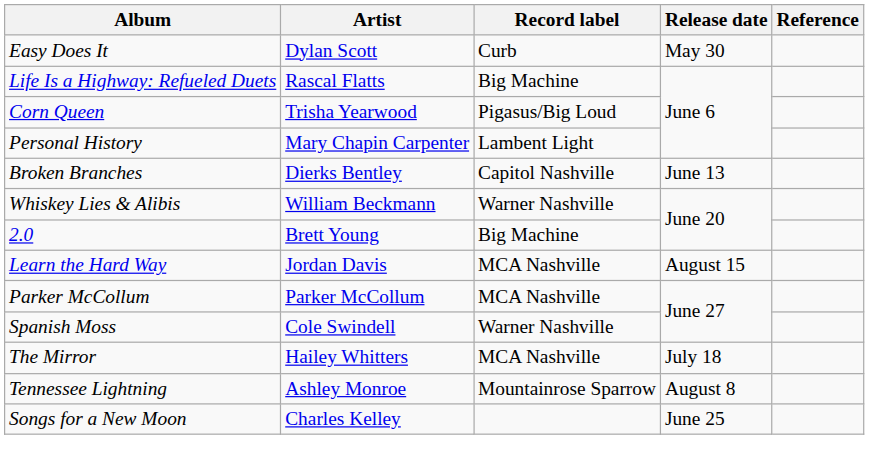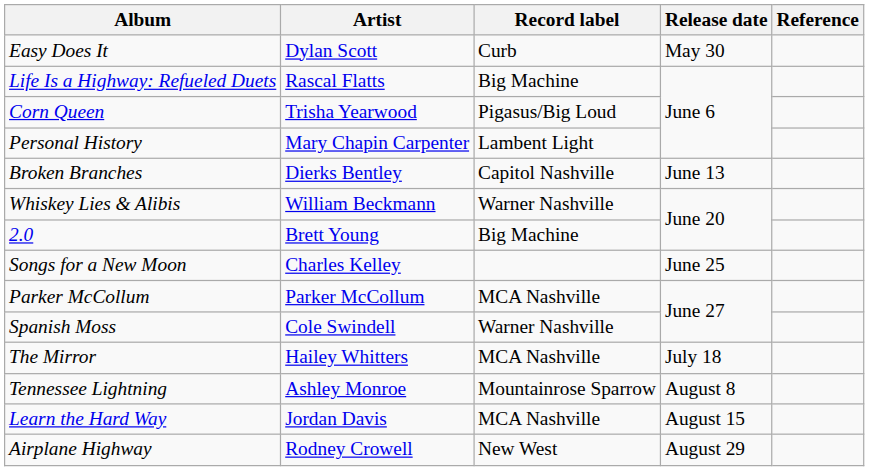rows swapped: (98, 419) <-> (88, 265)
+ row: (80, 449)
